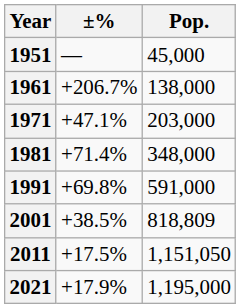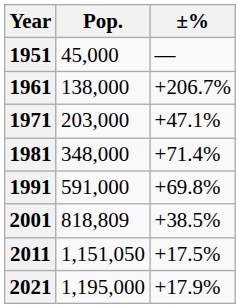columns swapped: (189, 21) <-> (99, 21)
